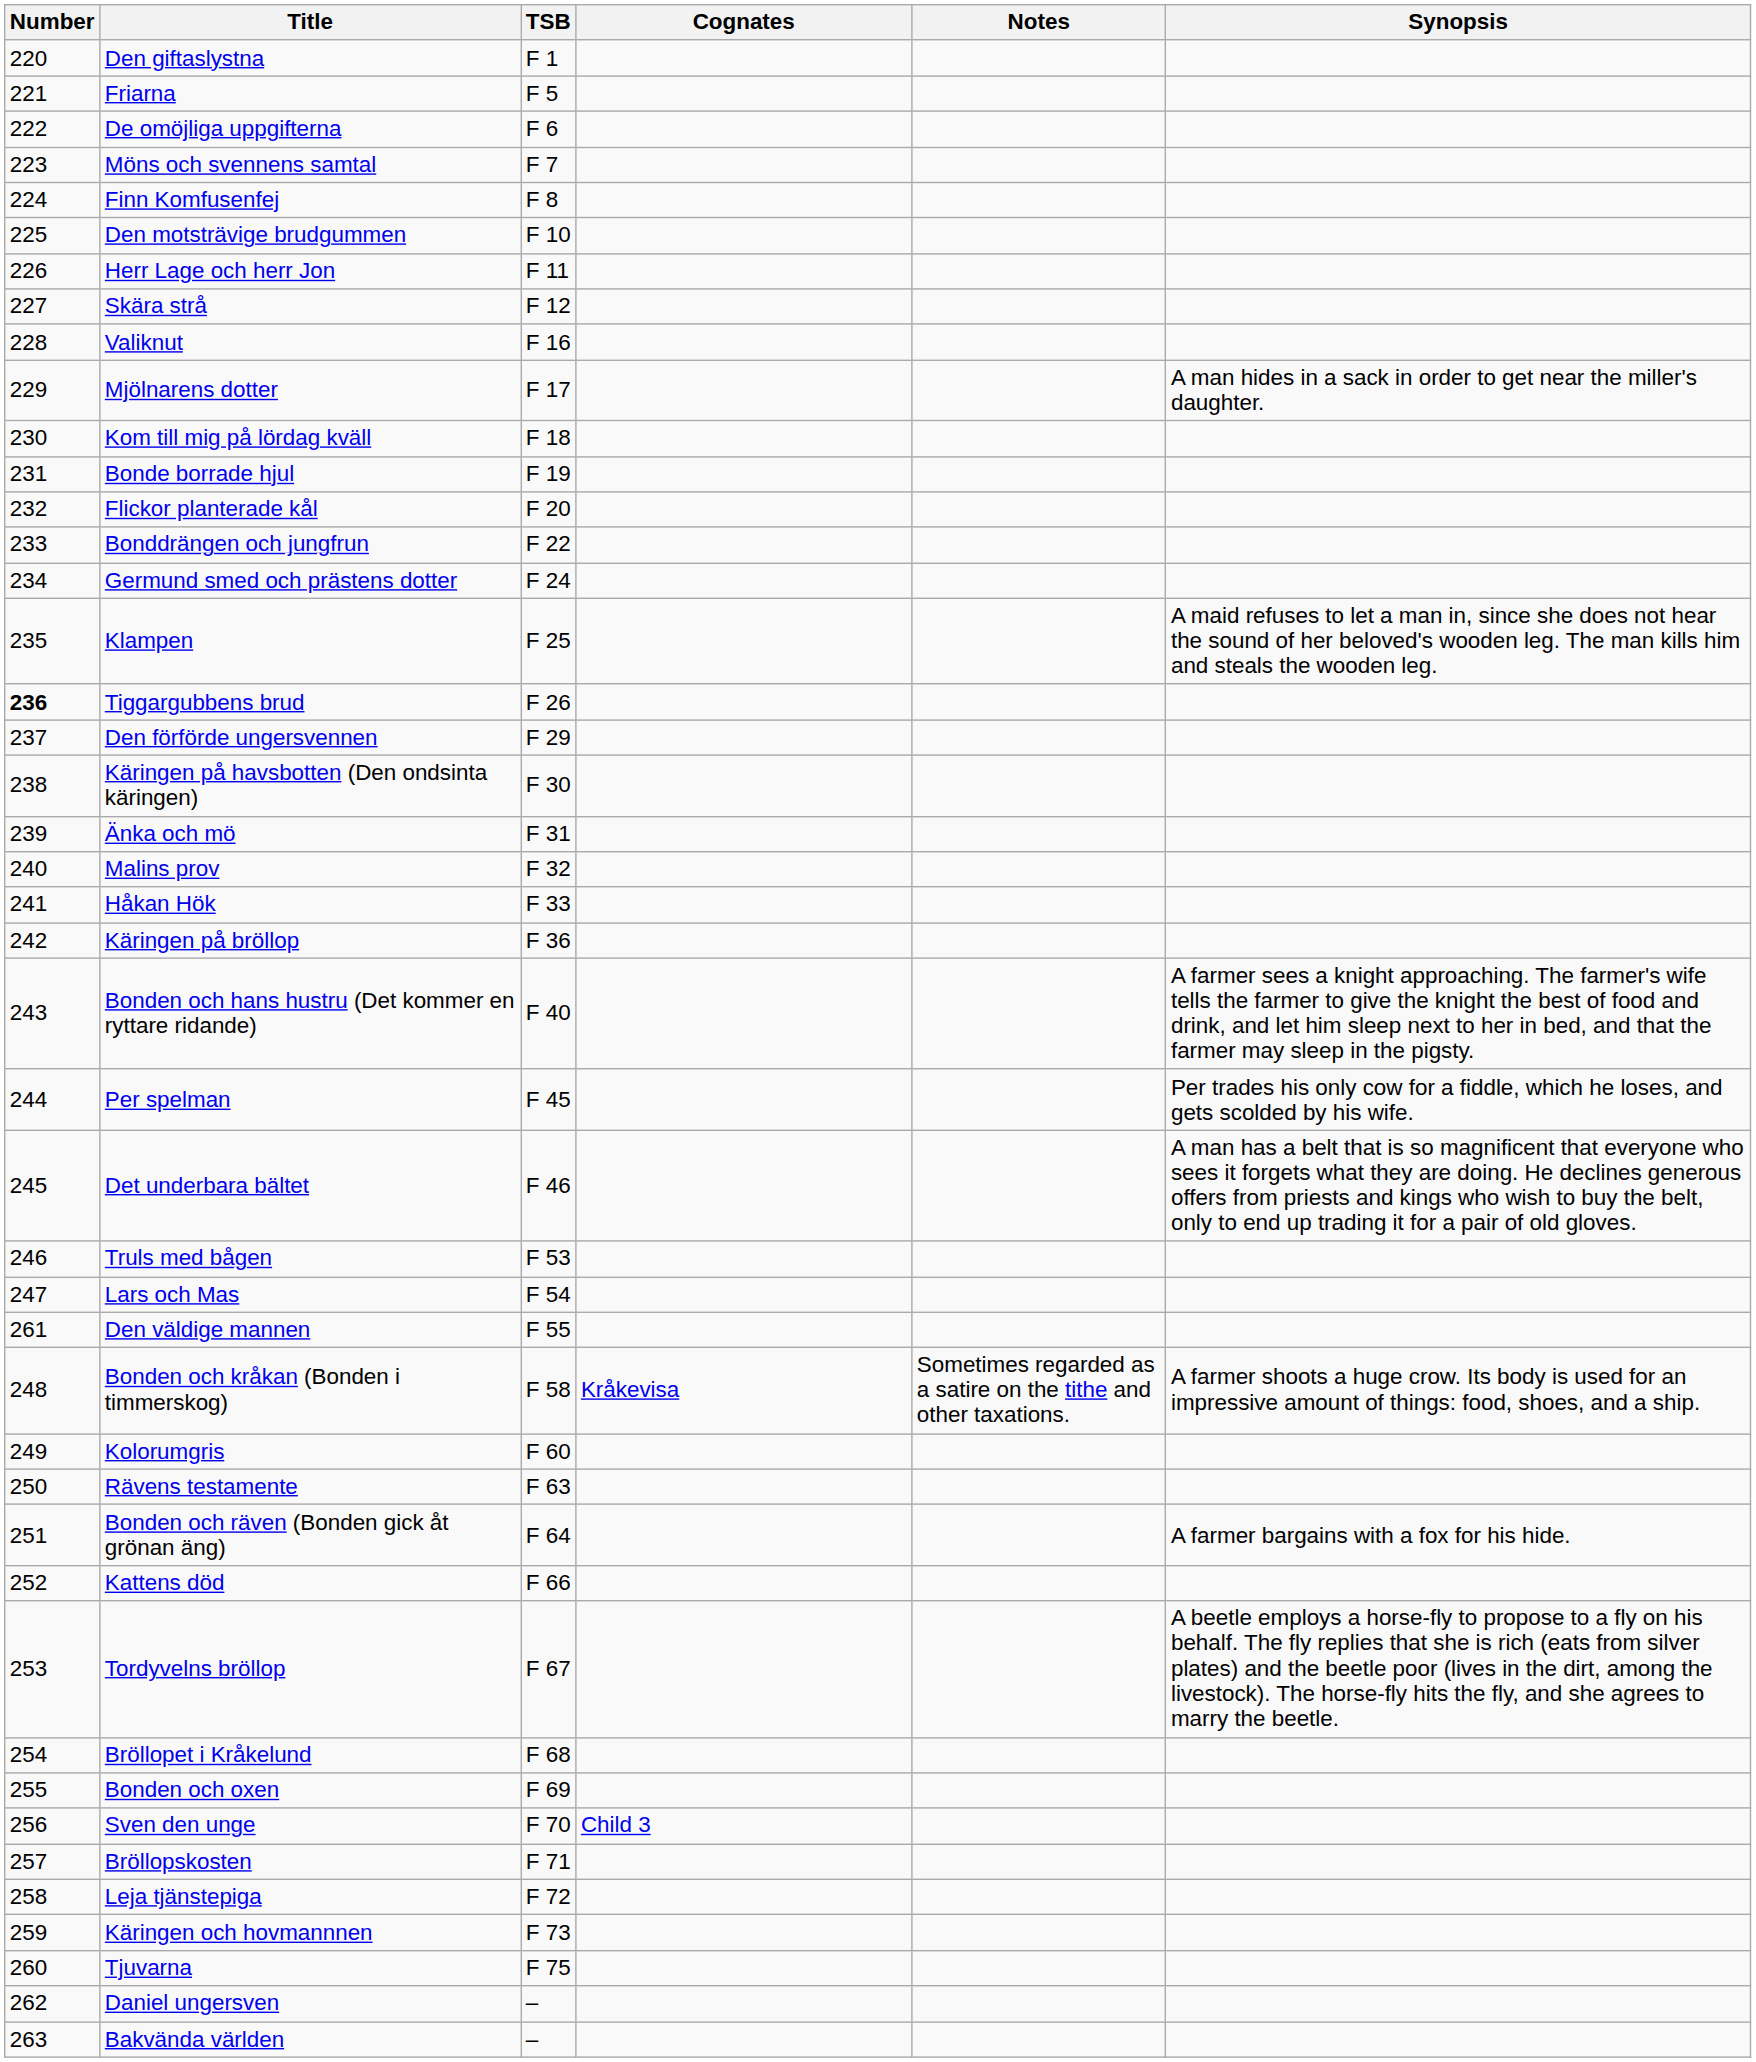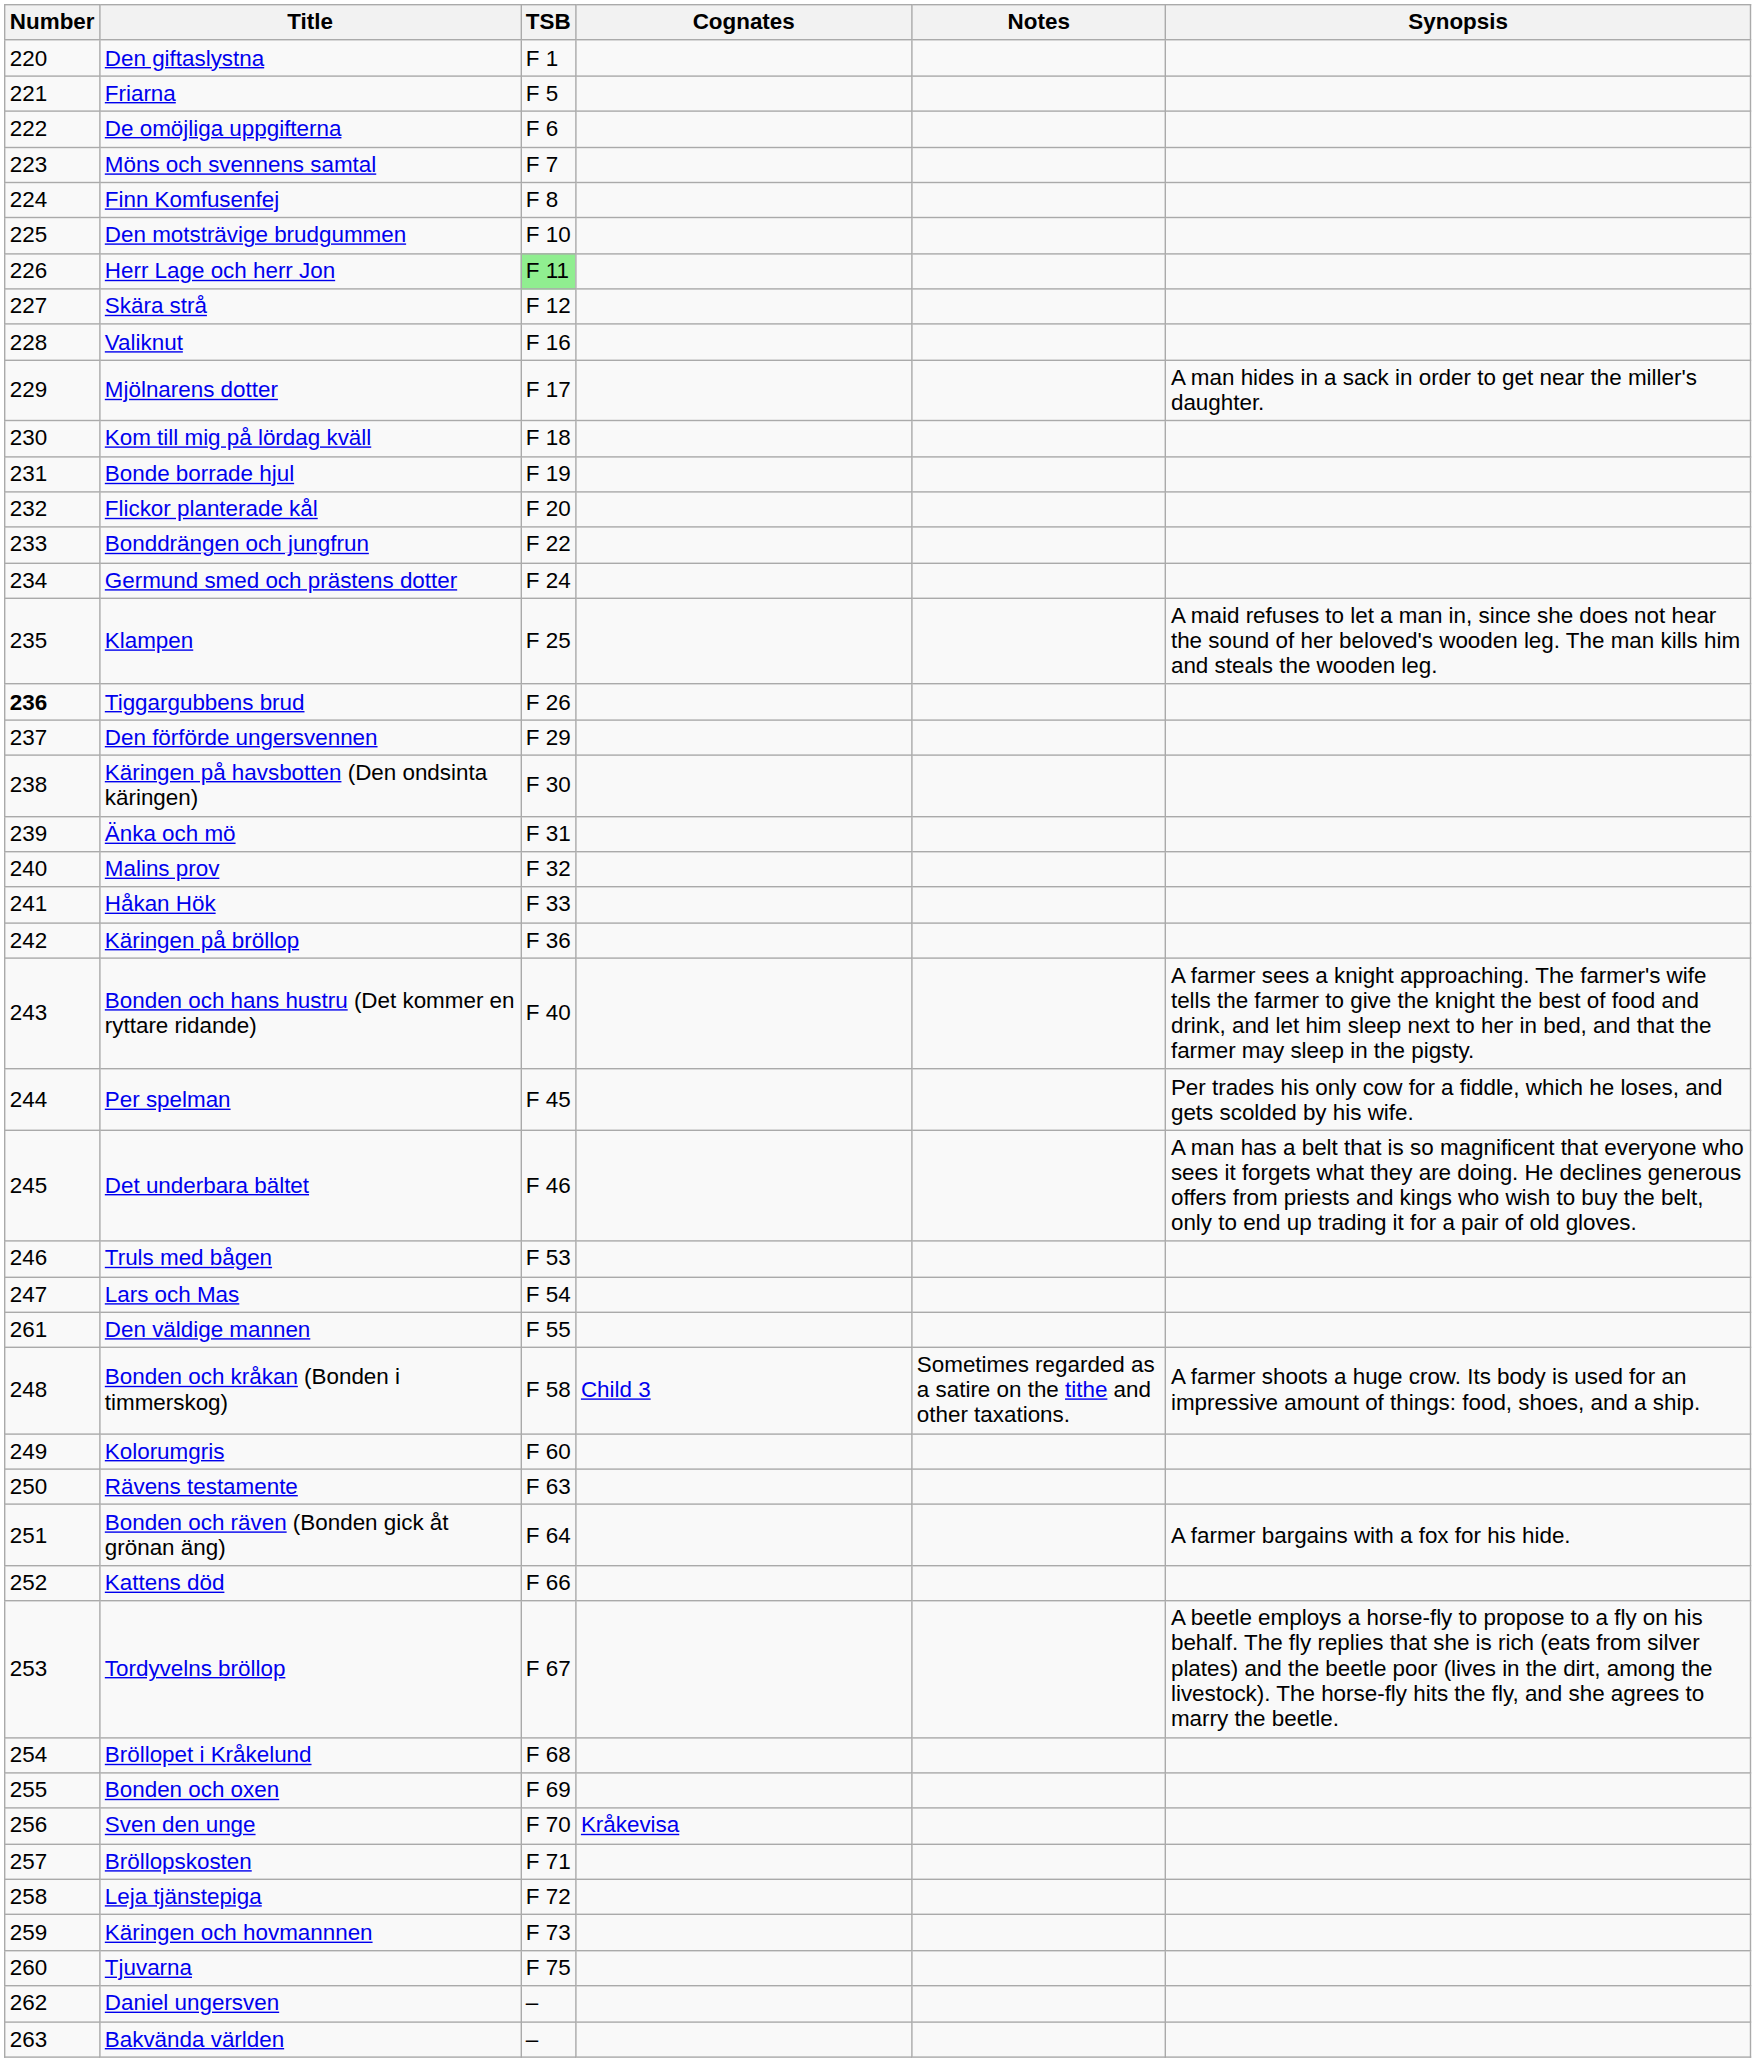(547, 270) no background -> (547, 270) lightgreen background
(630, 1390) Kråkevisa -> (616, 1390) Child 3
(616, 1825) Child 3 -> (630, 1825) Kråkevisa
